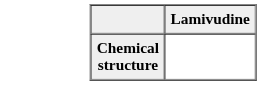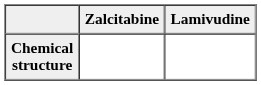+ column: (122, 19)
